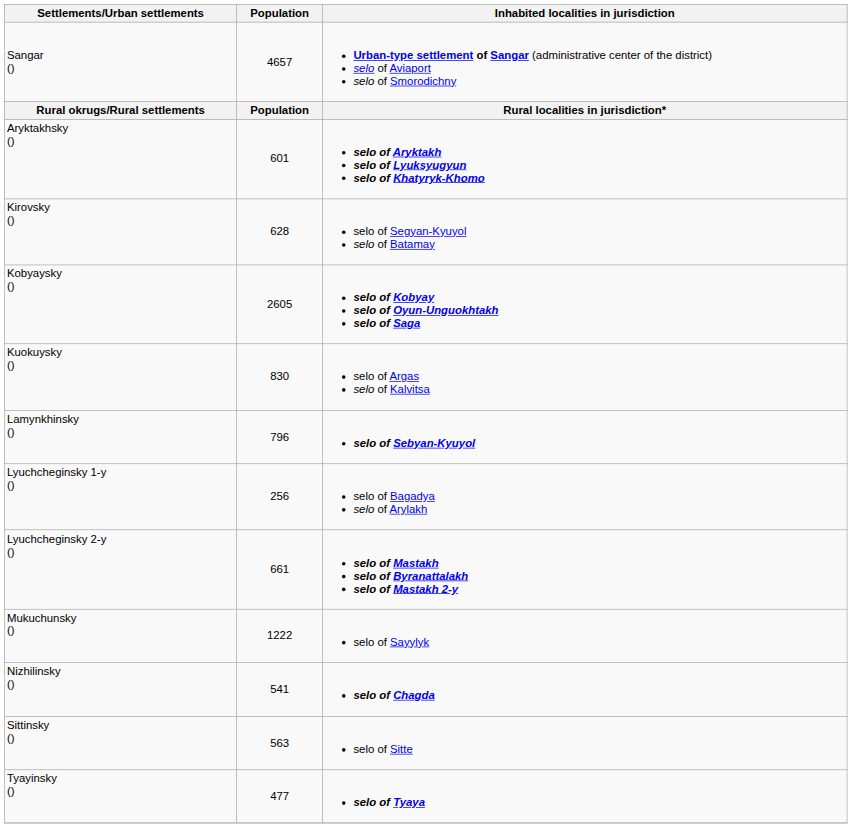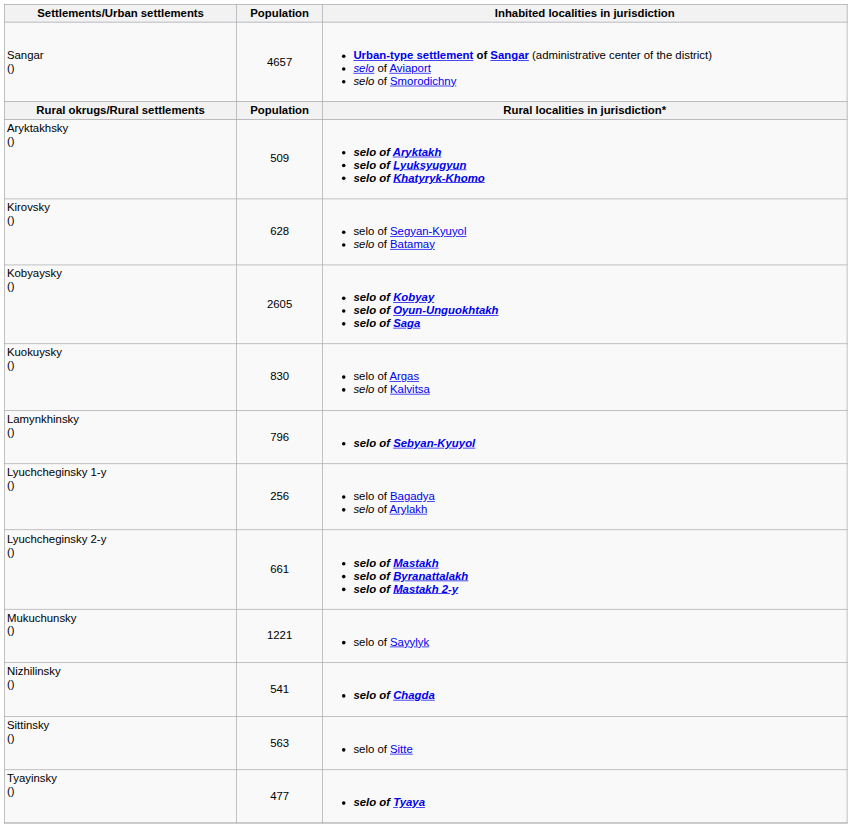(280, 159) 601 -> (280, 159) 509
(280, 636) 1222 -> (280, 636) 1221
